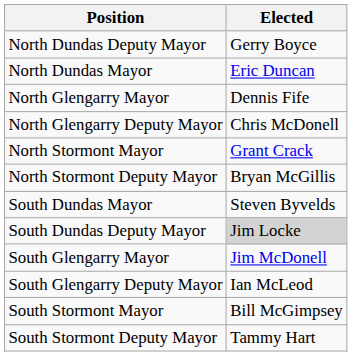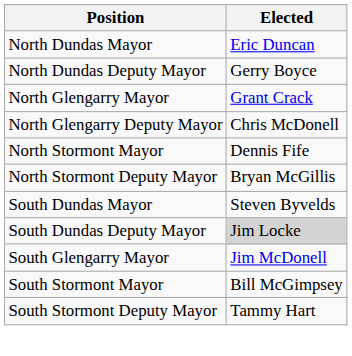rows swapped: (80, 71) <-> (107, 44)
(270, 97) Dennis Fife -> (272, 97) Grant Crack
(272, 151) Grant Crack -> (270, 151) Dennis Fife
- row: (115, 284)
